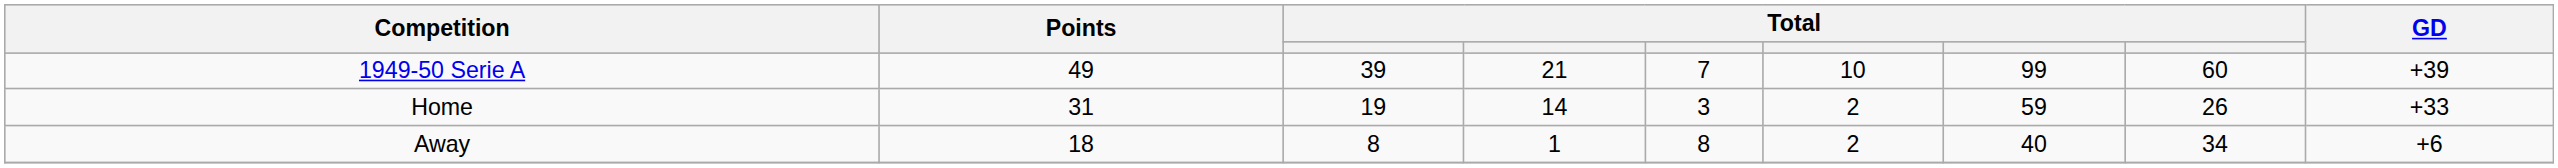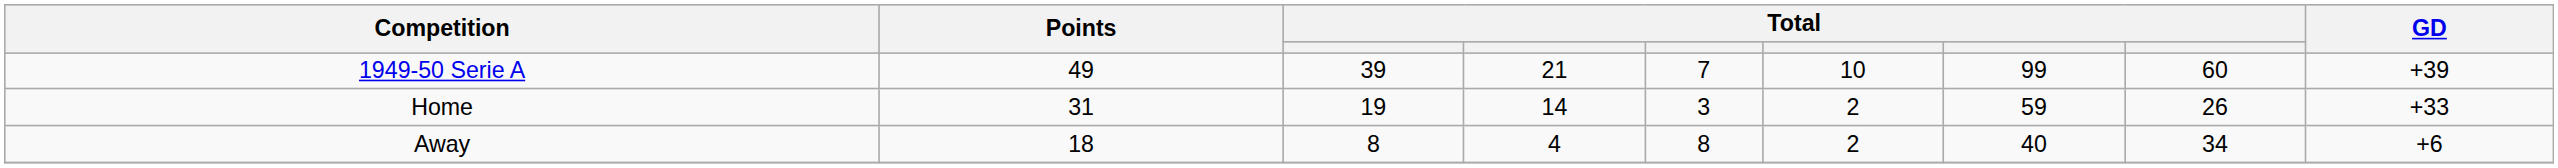(1554, 144) 1 -> (1554, 144) 4
